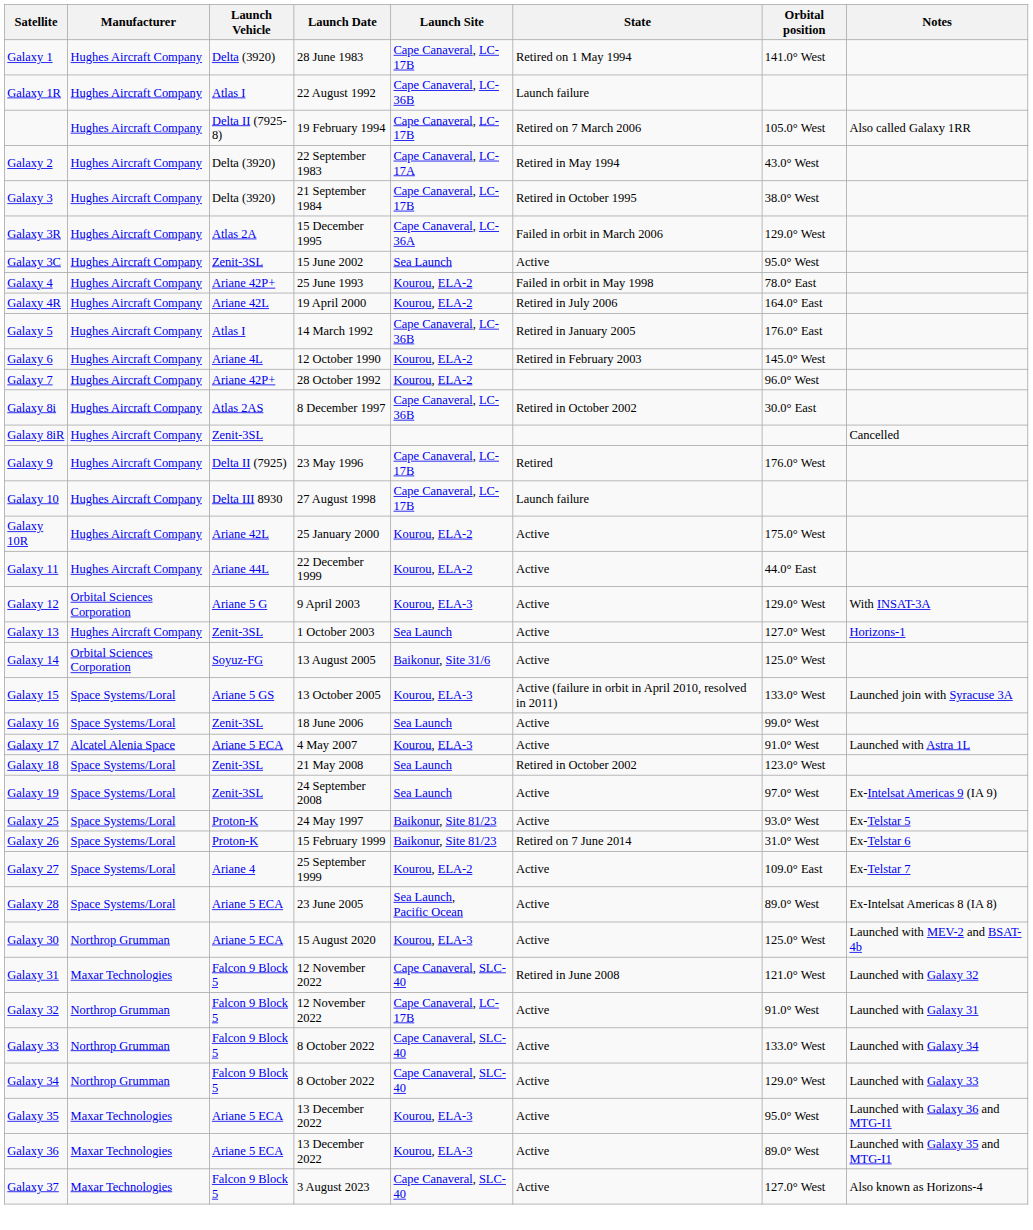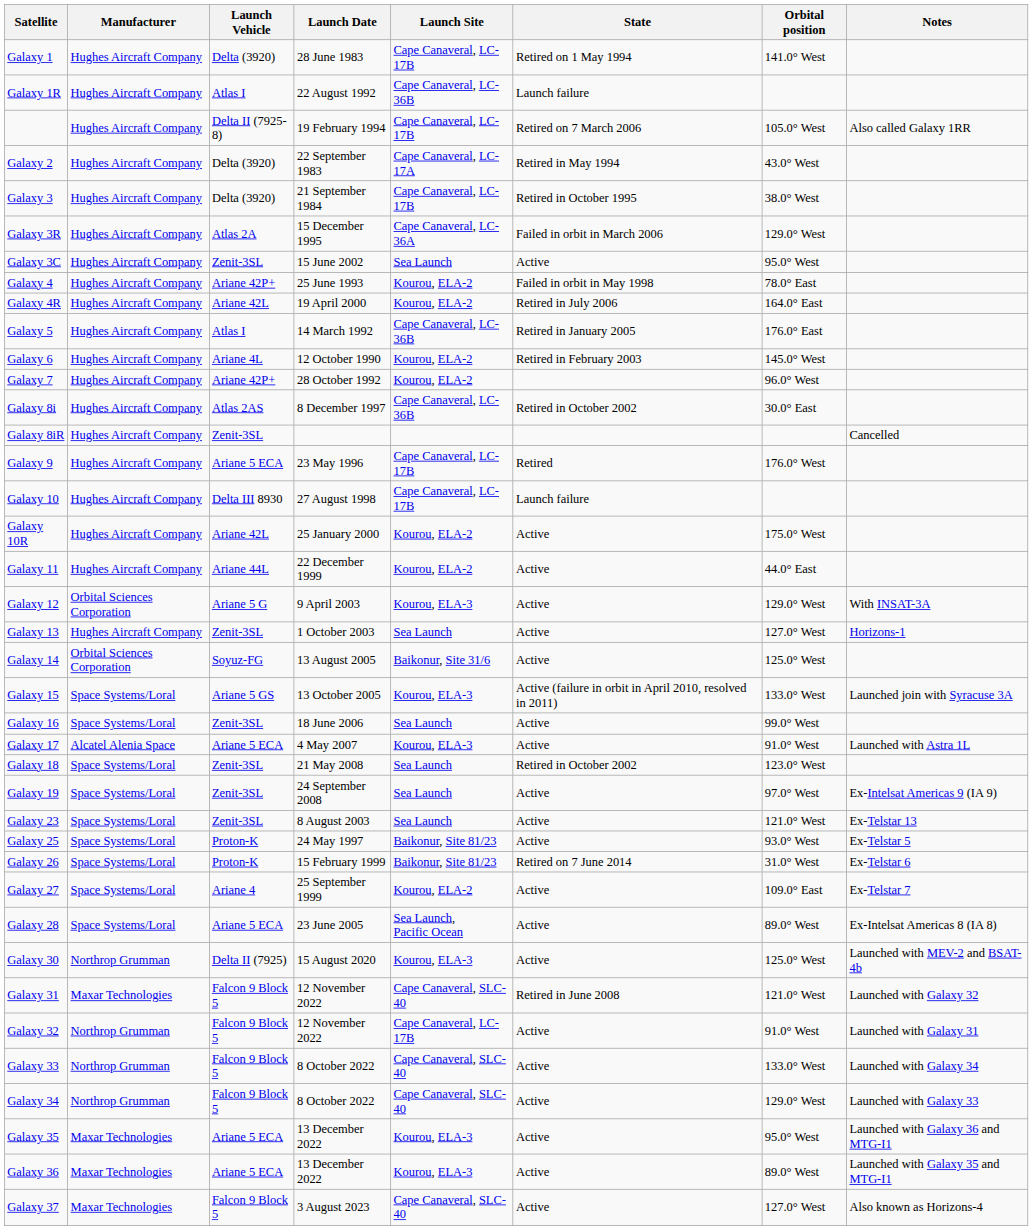(249, 463) Delta II (7925) -> (248, 463) Ariane 5 ECA
+ row: (33, 820)
(248, 939) Ariane 5 ECA -> (249, 960) Delta II (7925)
